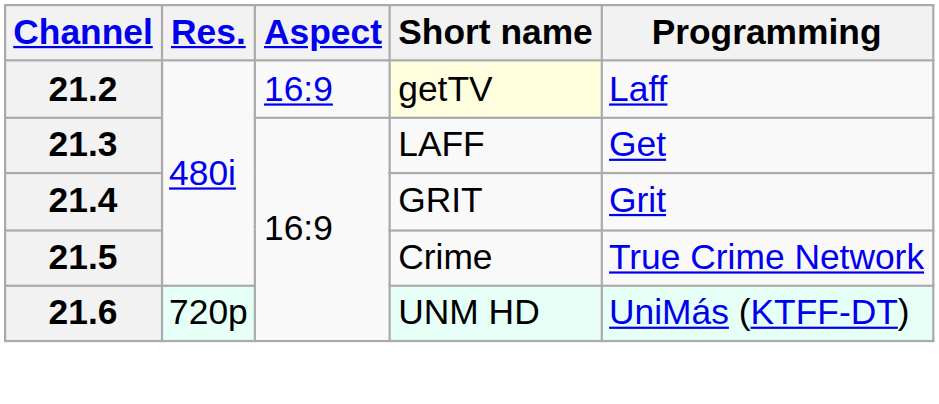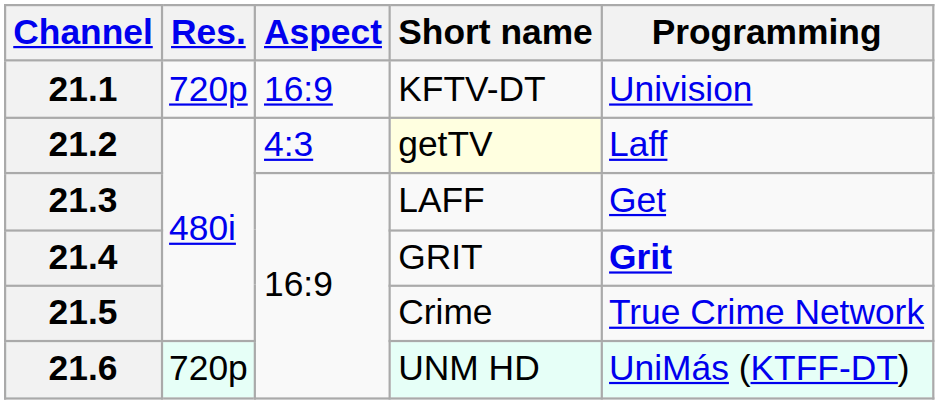+ row: (83, 88)
(298, 88) 16:9 -> (289, 144) 4:3
(638, 200) normal -> (640, 256) bold
